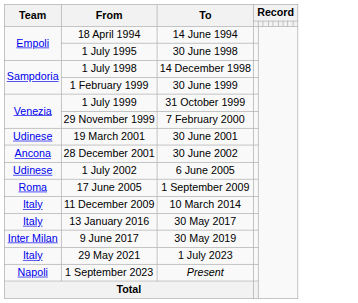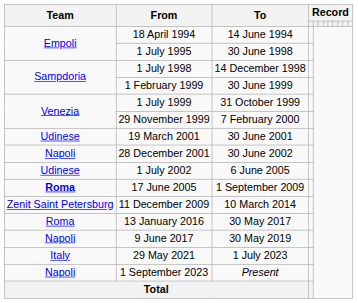(33, 153) Ancona -> (60, 153) Napoli
(33, 187) normal -> (60, 187) bold
(33, 204) Italy -> (60, 204) Zenit Saint Petersburg
(33, 221) Italy -> (60, 221) Roma
(33, 238) Inter Milan -> (60, 238) Napoli
